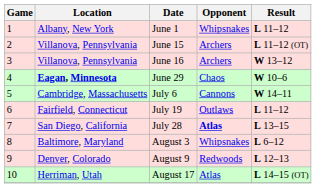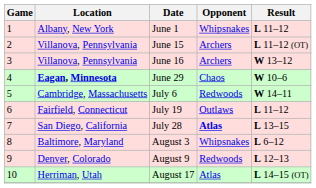(217, 93) Cannons -> (221, 93) Redwoods
